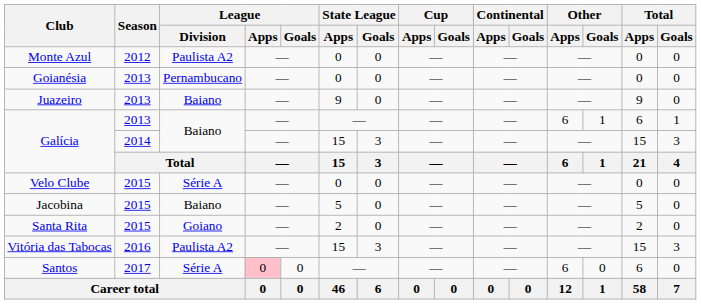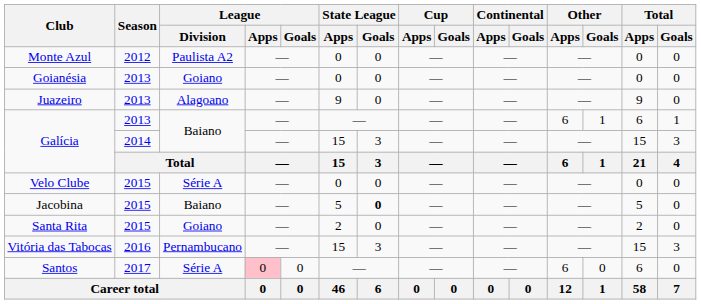(203, 78) Pernambucano -> (203, 78) Goiano
(203, 99) Baiano -> (203, 99) Alagoano
(378, 204) normal -> (378, 204) bold
(203, 246) Paulista A2 -> (203, 246) Pernambucano
